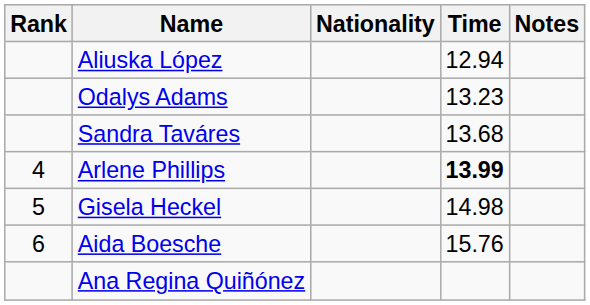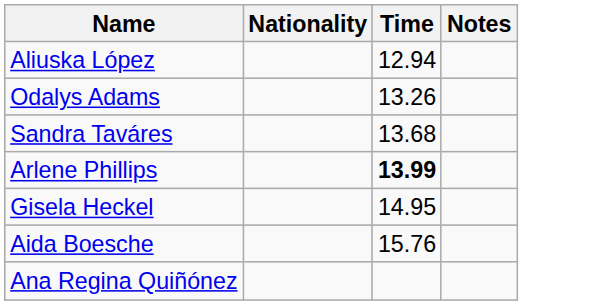- column: (39, 23)
(475, 97) 13.23 -> (407, 97) 13.26
(475, 207) 14.98 -> (407, 207) 14.95
